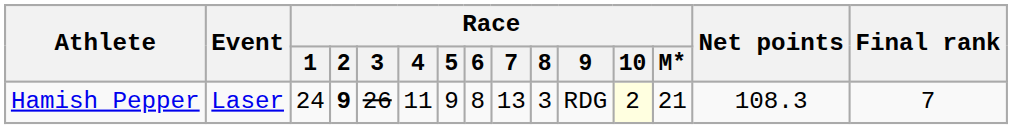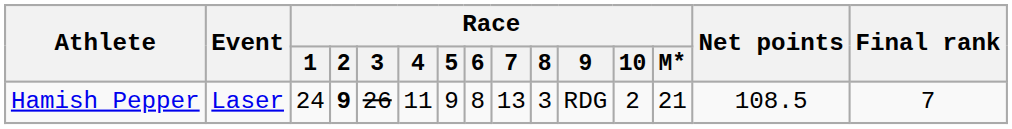(632, 102) lightyellow background -> (632, 102) no background
(771, 102) 108.3 -> (771, 102) 108.5
